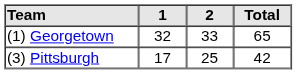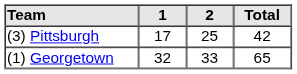rows swapped: (60, 36) <-> (53, 57)
